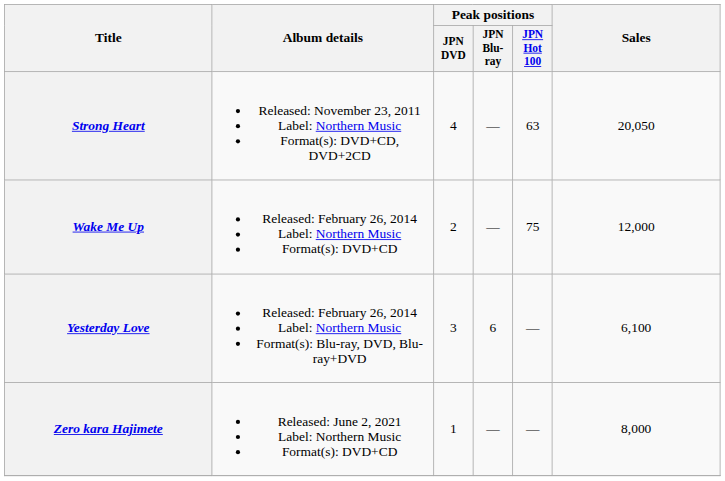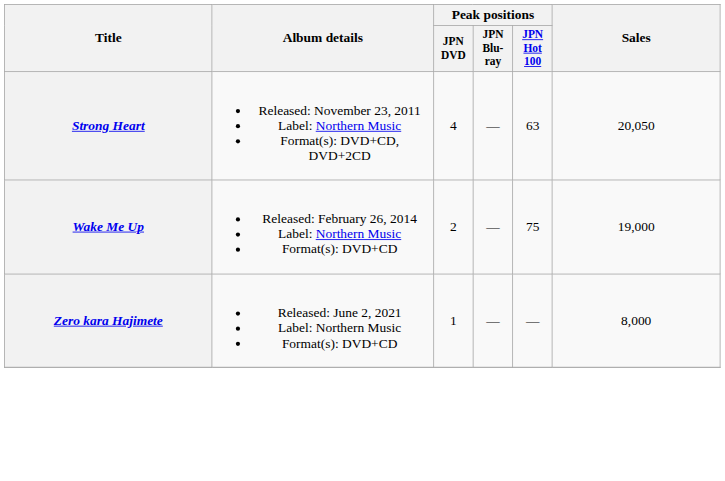(636, 226) 12,000 -> (636, 226) 19,000
- row: (108, 328)
